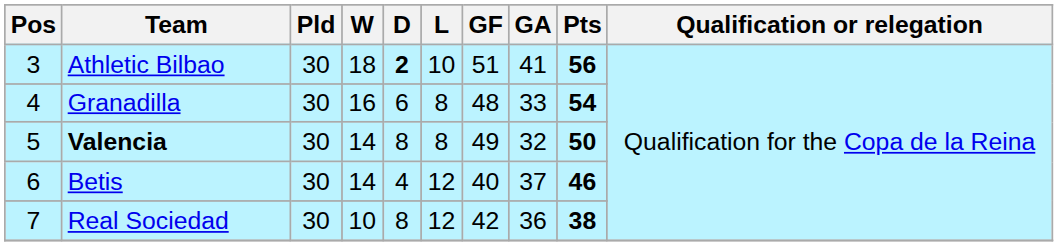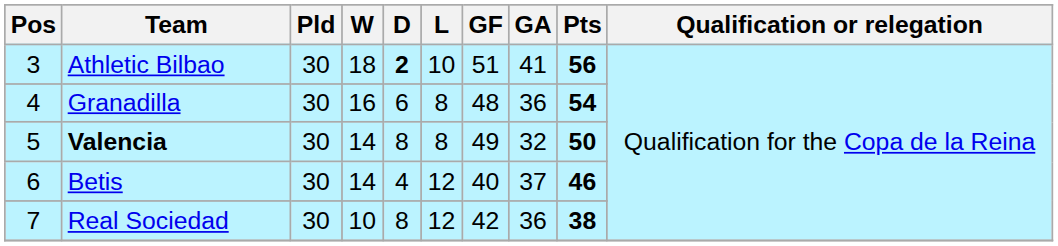(533, 103) 33 -> (533, 103) 36
